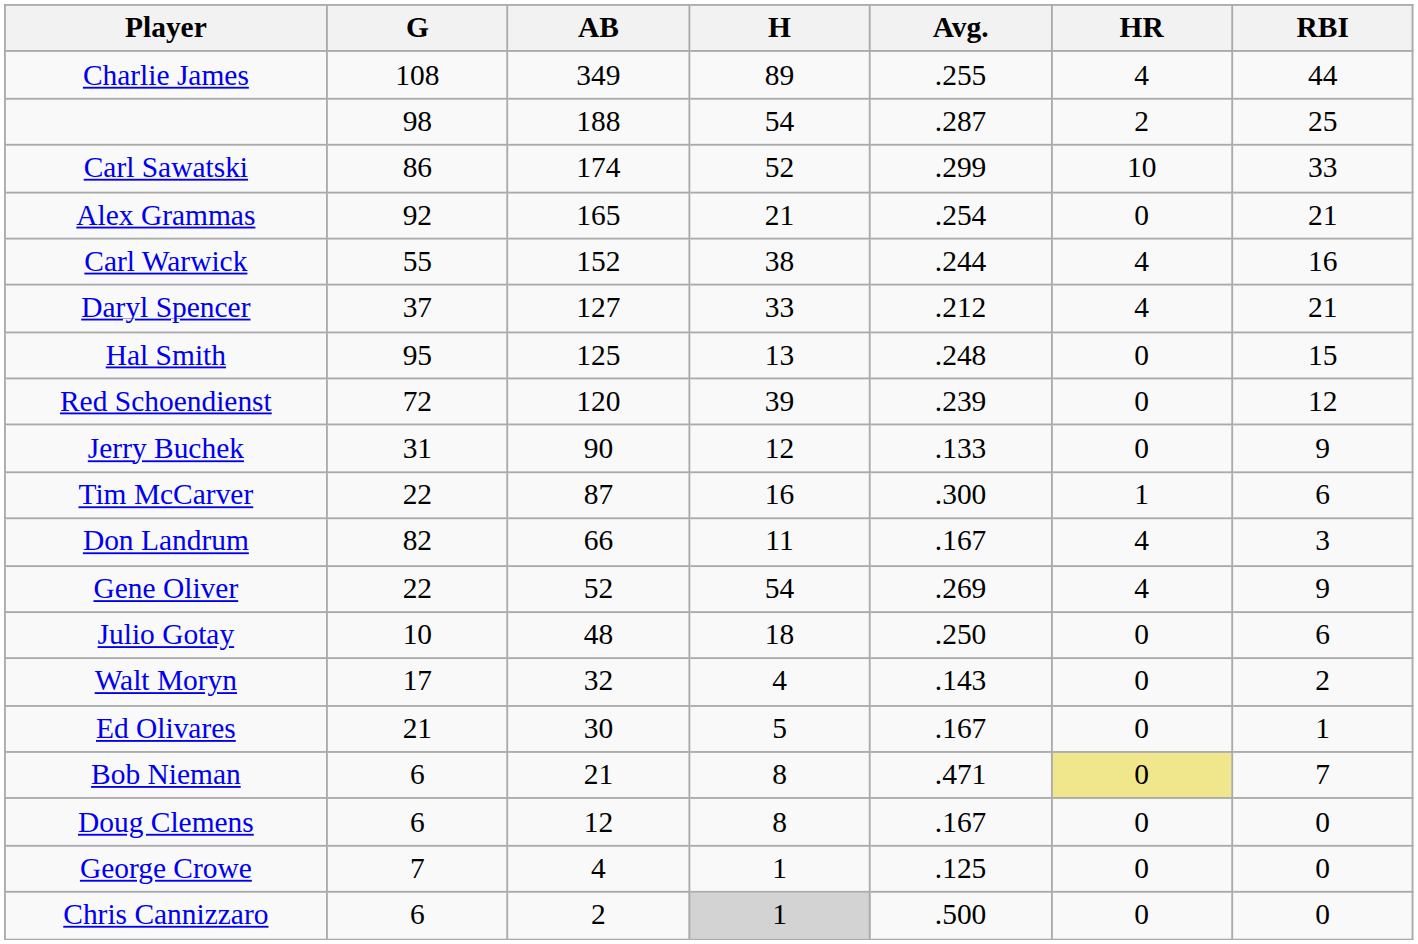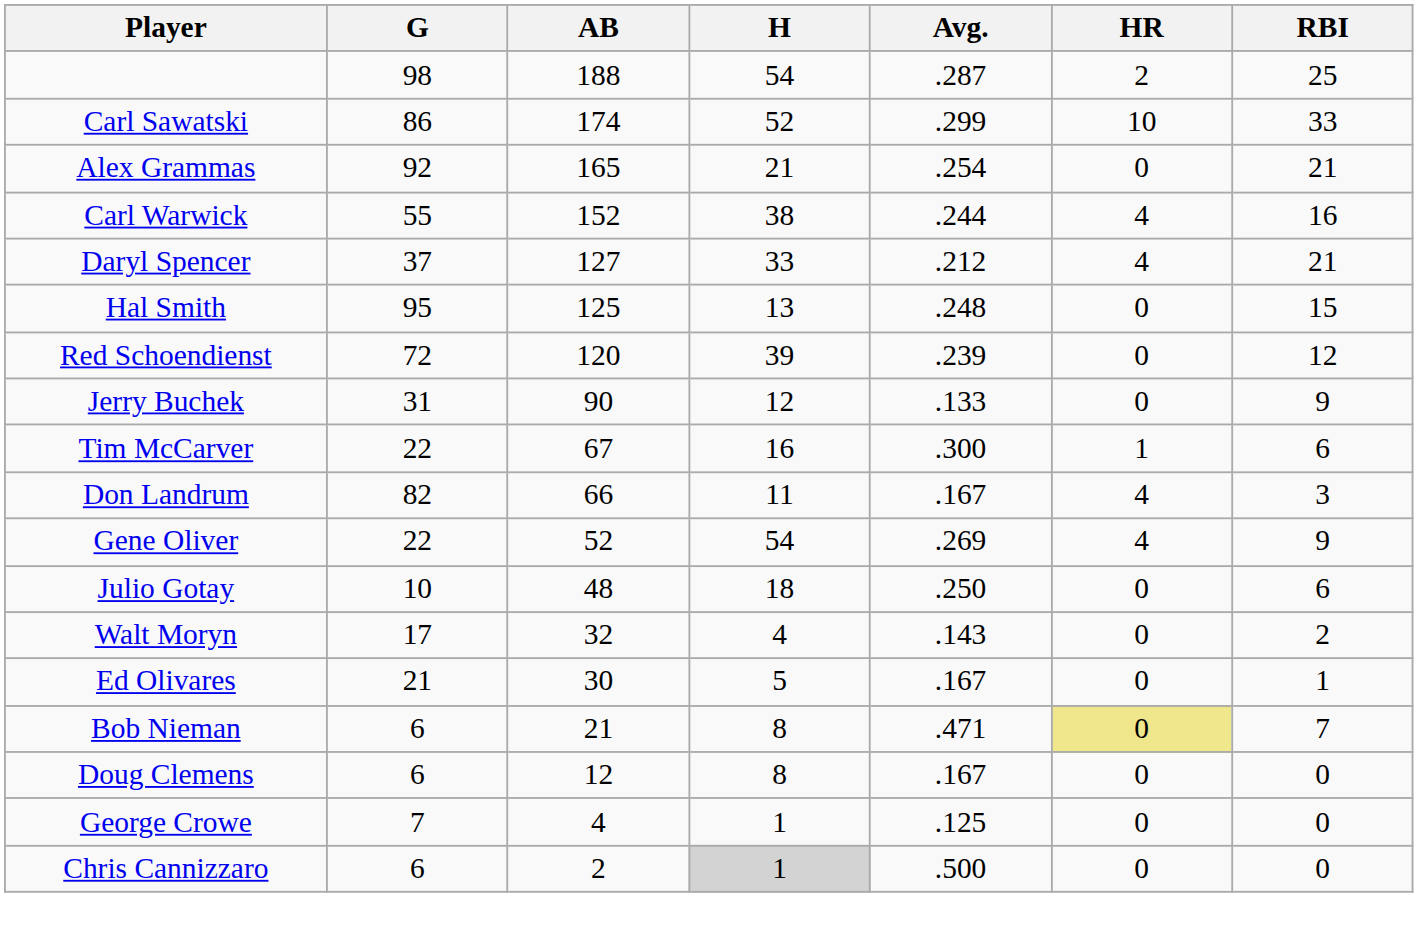- row: (166, 74)
(598, 494) 87 -> (598, 448) 67
